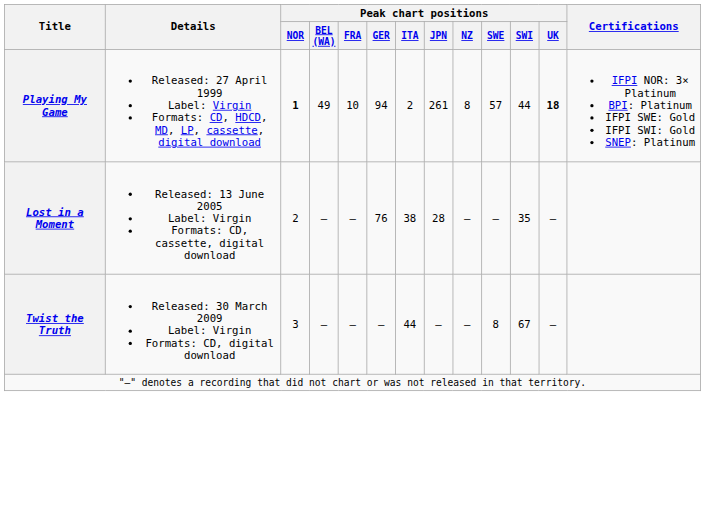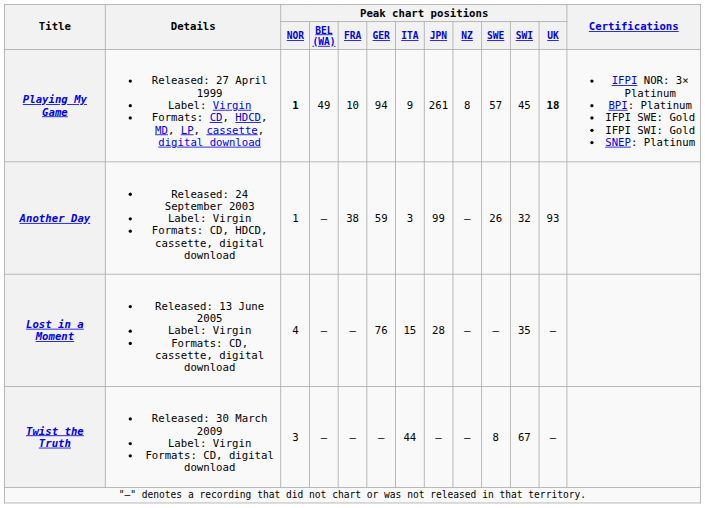(410, 106) 2 -> (410, 106) 9
(524, 106) 44 -> (524, 106) 45
+ row: (55, 218)
(295, 218) 2 -> (295, 331) 4
(410, 218) 38 -> (410, 331) 15
